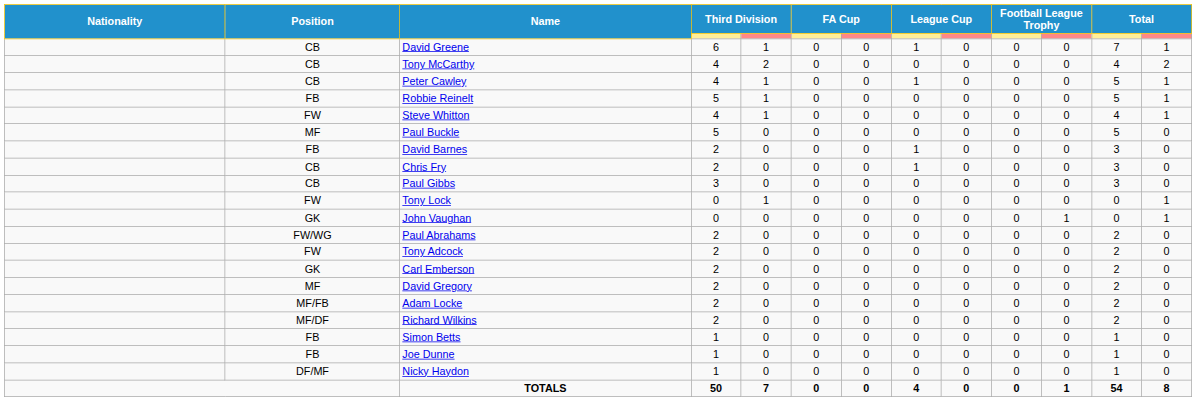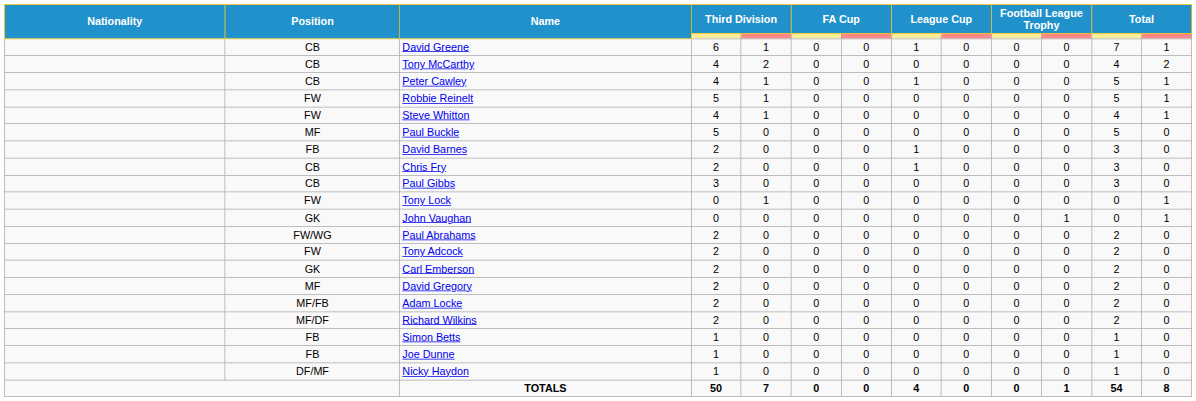(312, 99) FB -> (312, 99) FW
